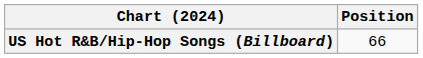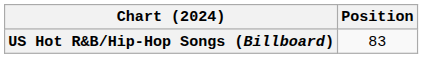(377, 41) 66 -> (377, 41) 83
